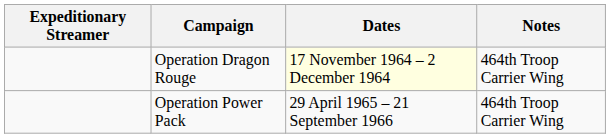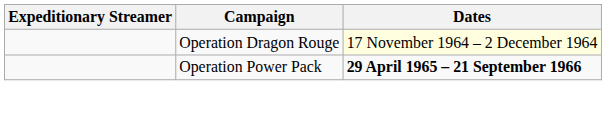- column: (541, 25)
(349, 111) normal -> (464, 67) bold
